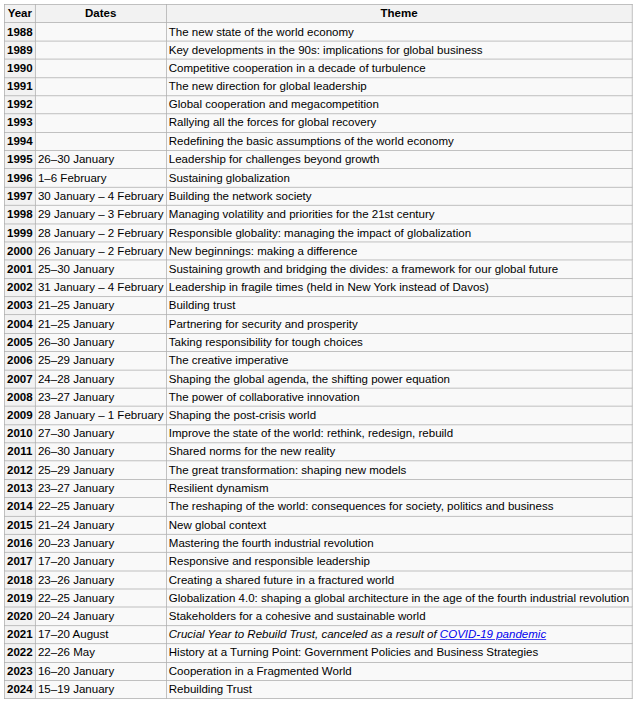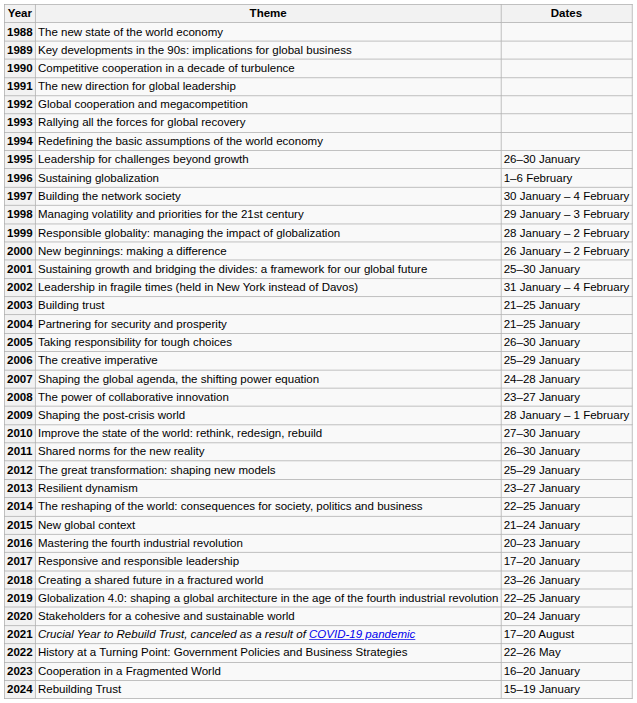columns swapped: (101, 13) <-> (399, 13)
